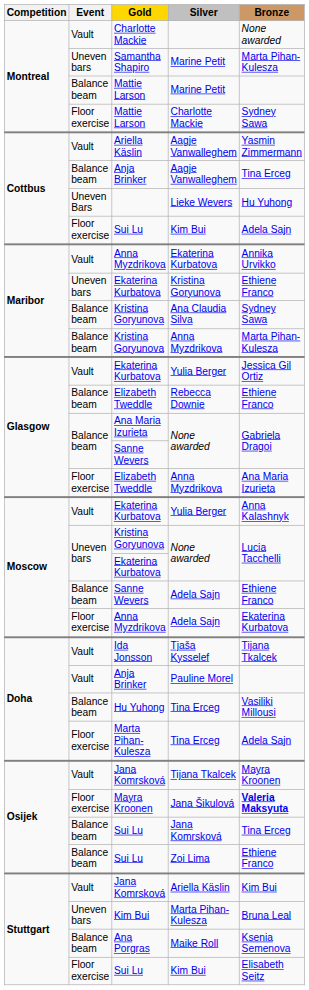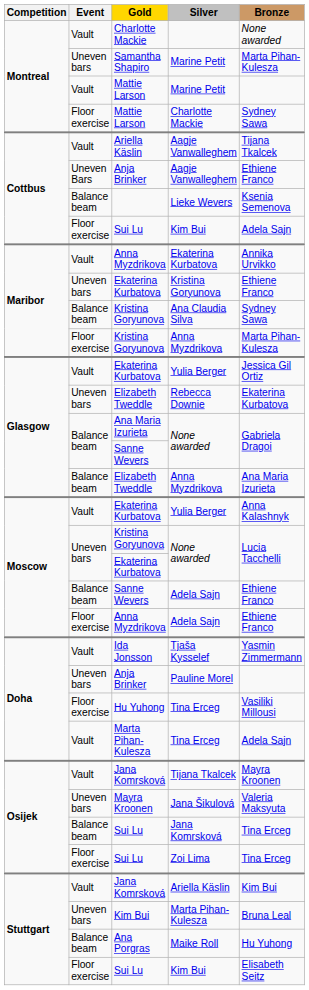(90, 90) Balance beam -> (82, 90) Vault
(272, 146) Yasmin Zimmermann -> (259, 146) Tijana Tkalcek
(90, 174) Balance beam -> (89, 174) Uneven Bars
(266, 174) Tina Erceg -> (259, 174) Ethiene Franco
(89, 202) Uneven Bars -> (90, 202) Balance beam
(267, 202) Hu Yuhong -> (266, 202) Ksenia Semenova
(90, 342) Balance beam -> (90, 342) Floor exercise
(90, 399) Balance beam -> (89, 399) Uneven bars
(259, 399) Ethiene Franco -> (265, 399) Ekaterina Kurbatova
(90, 482) Floor exercise -> (90, 482) Balance beam
(265, 622) Ekaterina Kurbatova -> (259, 622) Ethiene Franco
(259, 651) Tijana Tkalcek -> (272, 651) Yasmin Zimmermann
(82, 679) Vault -> (89, 679) Uneven bars
(90, 707) Balance beam -> (90, 707) Floor exercise
(90, 740) Floor exercise -> (82, 740) Vault
(90, 803) Floor exercise -> (89, 803) Uneven bars
(265, 803) bold -> (264, 803) normal
(90, 858) Balance beam -> (90, 858) Floor exercise
(259, 858) Ethiene Franco -> (266, 858) Tina Erceg
(266, 943) Ksenia Semenova -> (267, 943) Hu Yuhong
